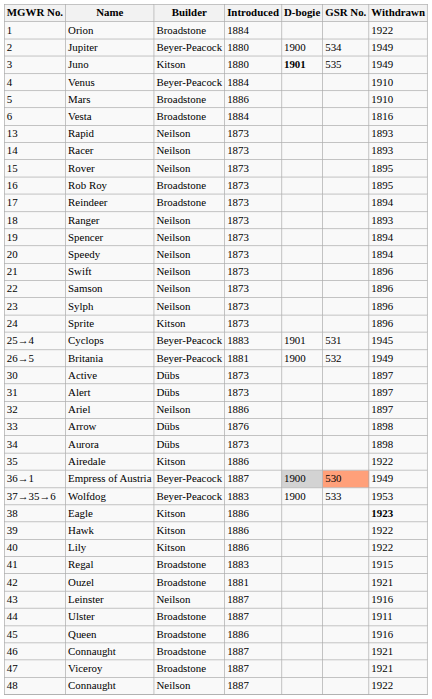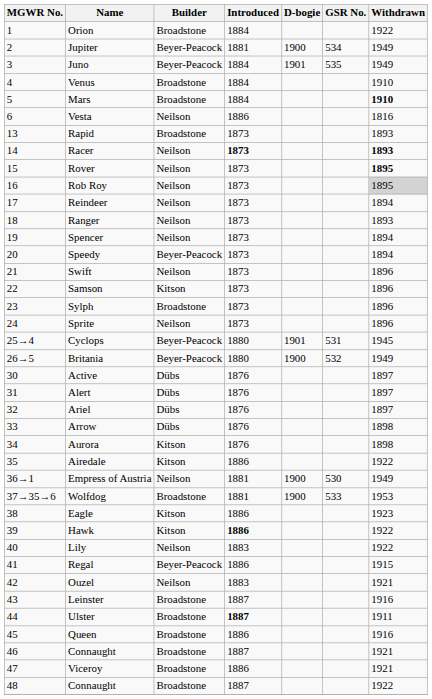(238, 47) 1880 -> (238, 47) 1881
(171, 64) Kitson -> (189, 64) Beyer-Peacock
(238, 64) 1880 -> (238, 64) 1884
(295, 64) bold -> (295, 64) normal
(189, 82) Beyer-Peacock -> (181, 82) Broadstone
(238, 99) 1886 -> (238, 99) 1884
(382, 99) normal -> (382, 99) bold
(181, 116) Broadstone -> (173, 116) Neilson
(238, 116) 1884 -> (238, 116) 1886
(173, 133) Neilson -> (181, 133) Broadstone
(238, 151) normal -> (238, 151) bold
(382, 151) normal -> (382, 151) bold
(382, 168) normal -> (382, 168) bold
(181, 185) Broadstone -> (173, 185) Neilson
(382, 185) no background -> (382, 185) lightgrey background
(181, 202) Broadstone -> (173, 202) Neilson
(173, 254) Neilson -> (189, 254) Beyer-Peacock
(173, 289) Neilson -> (171, 289) Kitson
(173, 306) Neilson -> (181, 306) Broadstone
(171, 323) Kitson -> (173, 323) Neilson
(238, 340) 1883 -> (238, 340) 1880
(238, 358) 1881 -> (238, 358) 1880
(238, 375) 1873 -> (238, 375) 1876
(238, 392) 1873 -> (238, 392) 1876
(173, 409) Neilson -> (168, 409) Dübs
(238, 409) 1886 -> (238, 409) 1876
(168, 444) Dübs -> (171, 444) Kitson
(238, 444) 1873 -> (238, 444) 1876
(189, 479) Beyer-Peacock -> (173, 479) Neilson
(238, 479) 1887 -> (238, 479) 1881
(295, 479) lightgrey background -> (295, 479) no background
(333, 479) lightsalmon background -> (333, 479) no background
(189, 496) Beyer-Peacock -> (181, 496) Broadstone
(238, 496) 1883 -> (238, 496) 1881
(382, 513) bold -> (382, 513) normal
(238, 530) normal -> (238, 530) bold
(171, 548) Kitson -> (173, 548) Neilson
(238, 548) 1886 -> (238, 548) 1883
(181, 565) Broadstone -> (189, 565) Beyer-Peacock
(238, 565) 1883 -> (238, 565) 1886
(181, 582) Broadstone -> (173, 582) Neilson
(238, 582) 1881 -> (238, 582) 1883
(173, 599) Neilson -> (181, 599) Broadstone
(238, 617) normal -> (238, 617) bold
(238, 668) 1887 -> (238, 668) 1886
(173, 686) Neilson -> (181, 686) Broadstone
